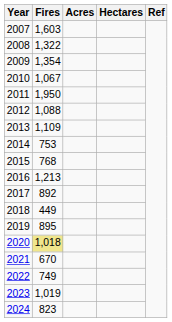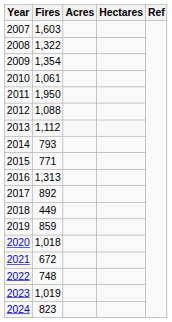(48, 78) 1,067 -> (48, 78) 1,061
(48, 128) 1,109 -> (48, 128) 1,112
(48, 144) 753 -> (48, 144) 793
(48, 161) 768 -> (48, 161) 771
(48, 177) 1,213 -> (48, 177) 1,313
(48, 227) 895 -> (48, 227) 859
(48, 243) khaki background -> (48, 243) no background
(48, 260) 670 -> (48, 260) 672
(48, 276) 749 -> (48, 276) 748
